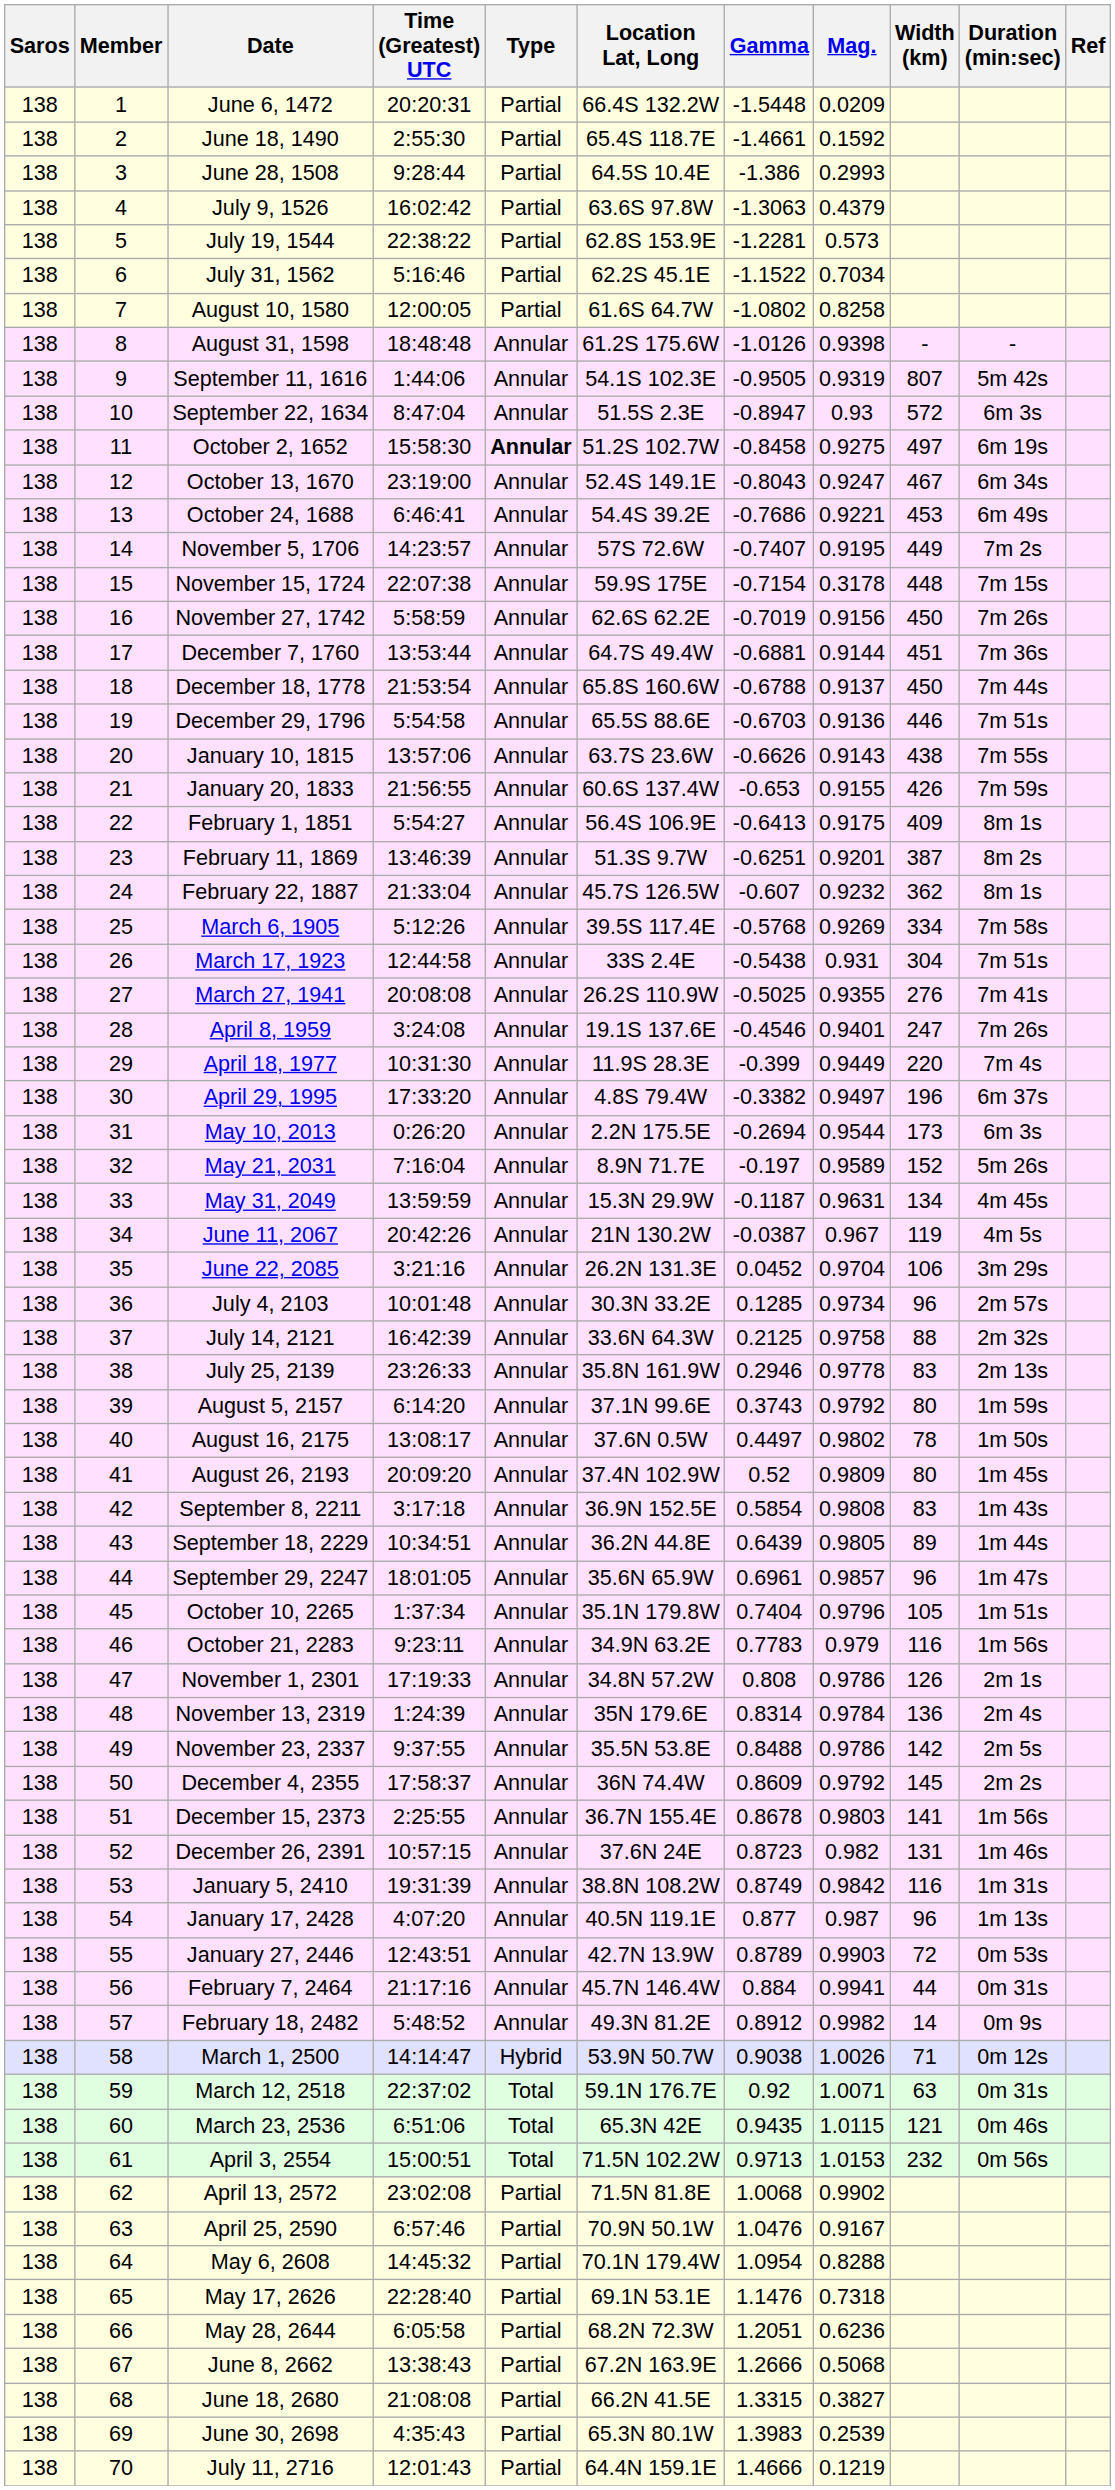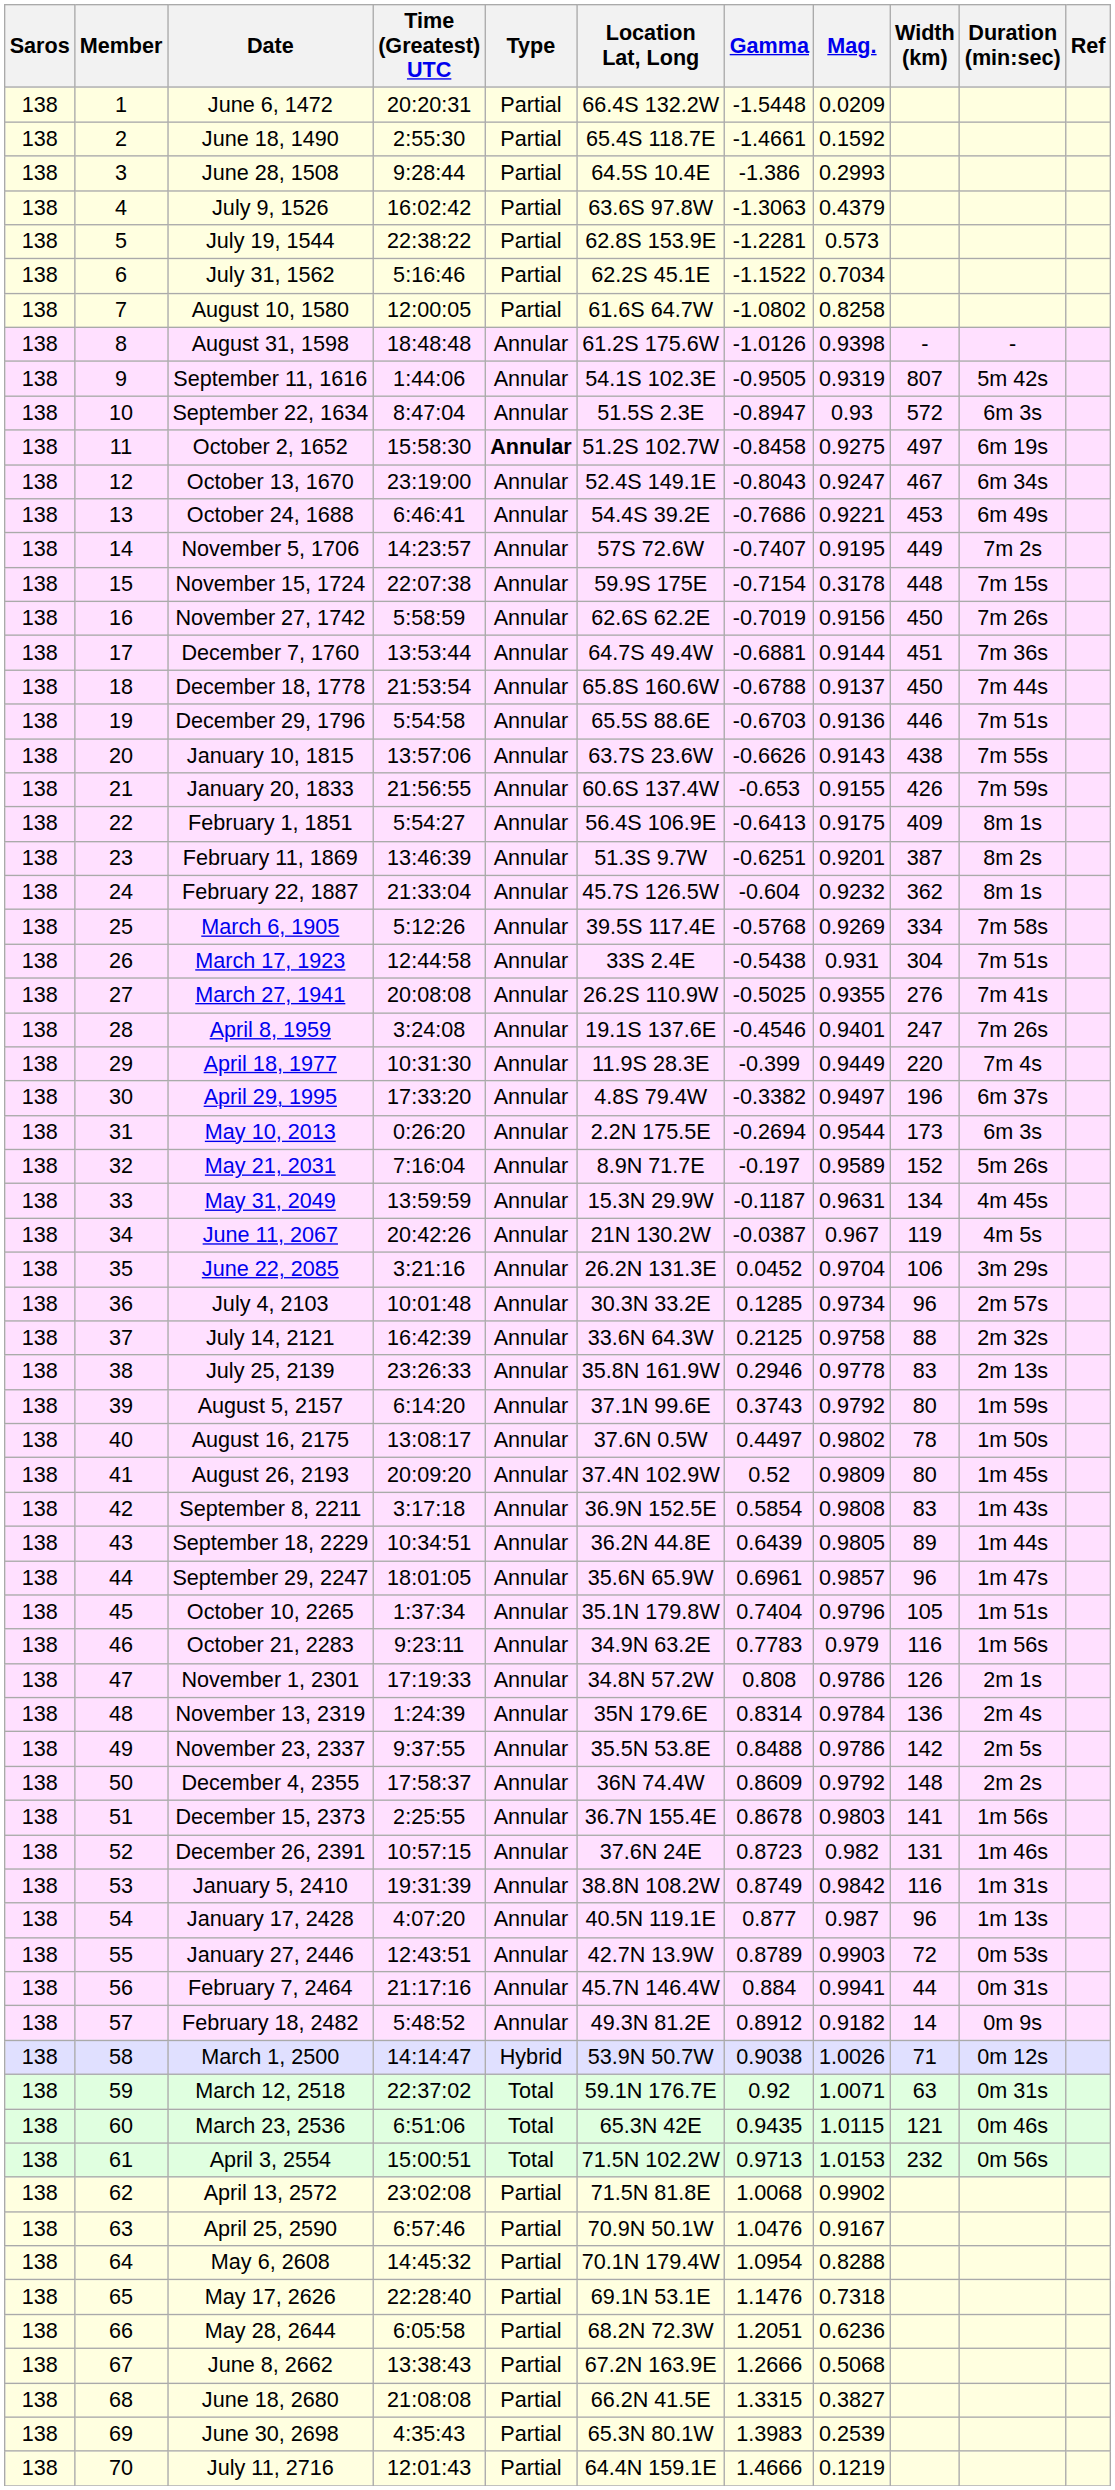(769, 892) -0.607 -> (769, 892) -0.604
(925, 1783) 145 -> (925, 1783) 148
(852, 2022) 0.9982 -> (852, 2022) 0.9182
